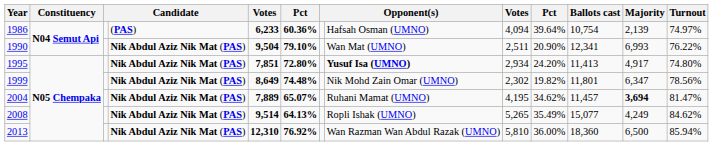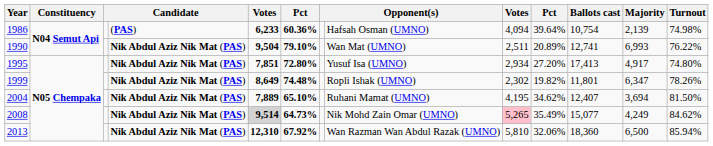(685, 30) 74.97% -> (685, 30) 74.98%
(549, 47) 20.90% -> (549, 47) 20.89%
(584, 47) 12,341 -> (584, 47) 12,741
(368, 64) bold -> (367, 64) normal
(549, 64) 24.20% -> (549, 64) 27.20%
(584, 64) 11,413 -> (584, 64) 17,413
(392, 81) Nik Mohd Zain Omar (UMNO) -> (371, 81) Ropli Ishak (UMNO)
(685, 81) 78.56% -> (685, 81) 78.26%
(300, 98) 65.07% -> (300, 98) 65.10%
(584, 98) 11,457 -> (584, 98) 12,407
(637, 98) bold -> (637, 98) normal
(685, 98) 81.47% -> (685, 98) 81.50%
(267, 115) no background -> (267, 115) lightgrey background
(300, 115) 64.13% -> (300, 115) 64.73%
(371, 115) Ropli Ishak (UMNO) -> (392, 115) Nik Mohd Zain Omar (UMNO)
(517, 115) no background -> (517, 115) pink background
(300, 132) 76.92% -> (300, 132) 67.92%
(549, 132) 36.00% -> (549, 132) 32.06%
